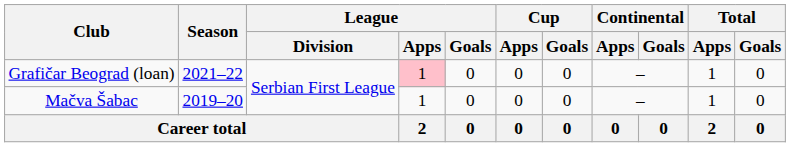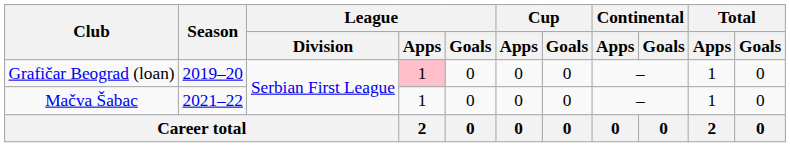(213, 73) 2021–22 -> (213, 73) 2019–20
(213, 100) 2019–20 -> (213, 100) 2021–22
